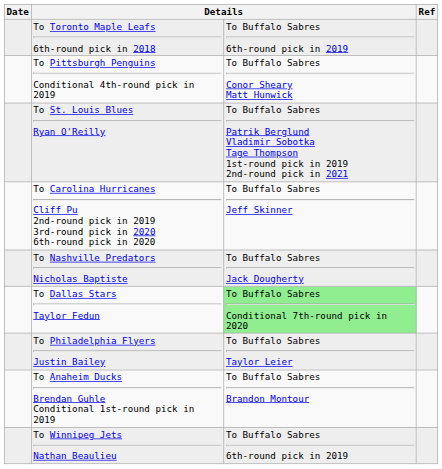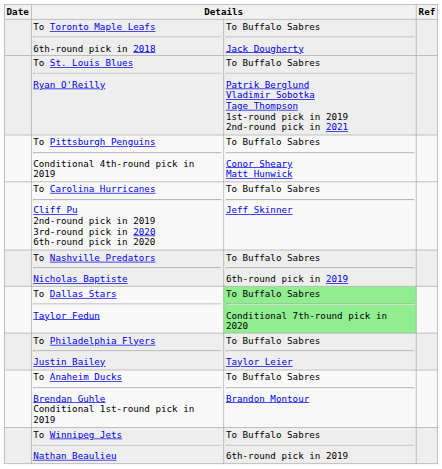(320, 38) To Buffalo Sabres 6th-round pick in 2019 -> (320, 38) To Buffalo Sabres Jack Dougherty
rows swapped: (127, 79) <-> (127, 121)
(320, 268) To Buffalo Sabres Jack Dougherty -> (320, 268) To Buffalo Sabres 6th-round pick in 2019
